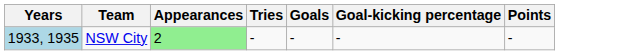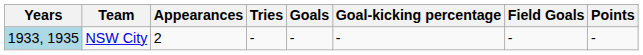+ column: (546, 15)
(158, 38) lightgreen background -> (158, 38) no background
